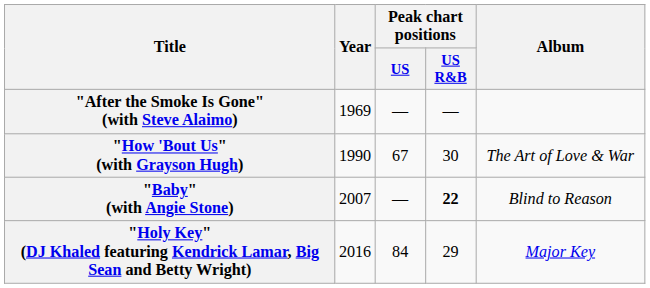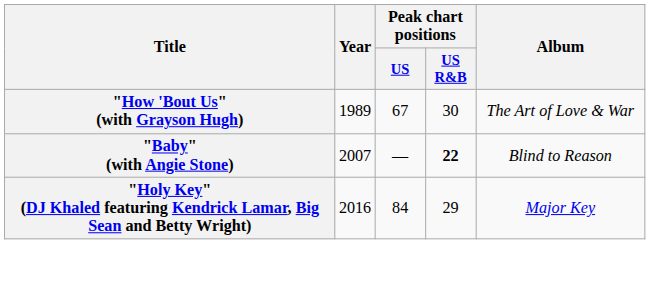- row: (170, 111)
(355, 155) 1990 -> (355, 111) 1989
